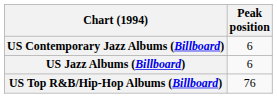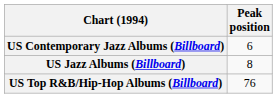(250, 64) 6 -> (250, 64) 8
